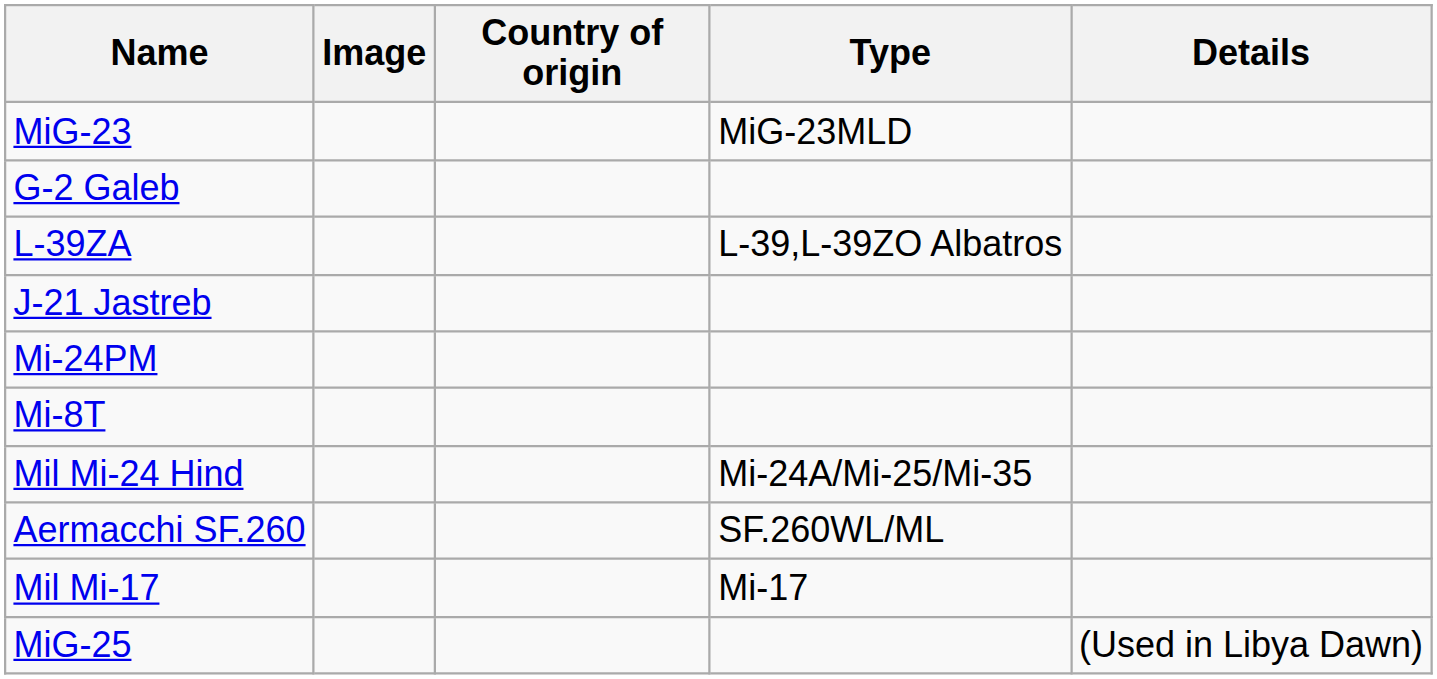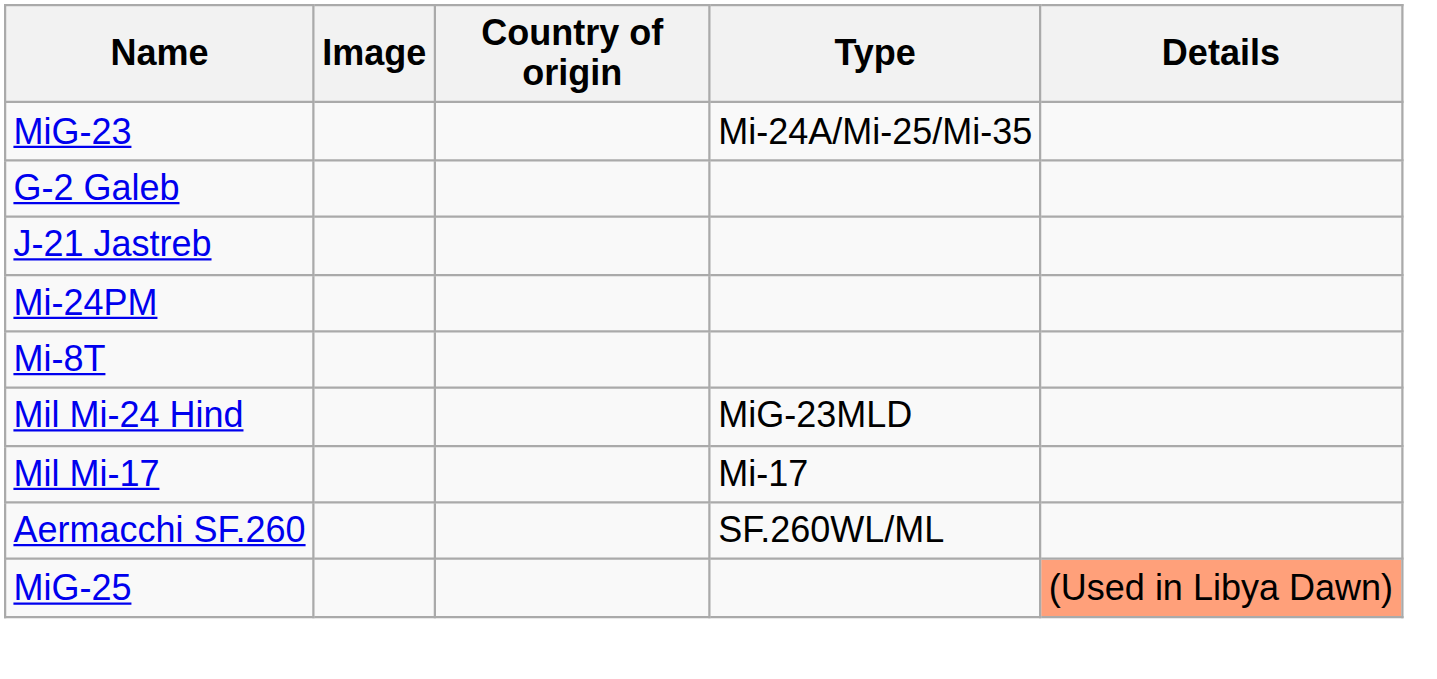(815, 130) MiG-23MLD -> (875, 130) Mi-24A/Mi-25/Mi-35
- row: (72, 244)
(875, 473) Mi-24A/Mi-25/Mi-35 -> (815, 416) MiG-23MLD
rows swapped: (86, 587) <-> (159, 530)
(1251, 644) no background -> (1221, 587) lightsalmon background
